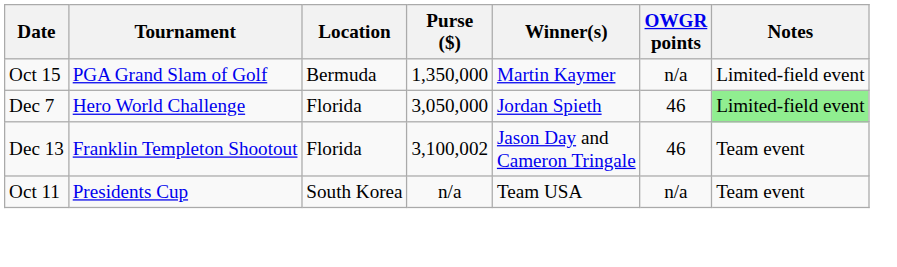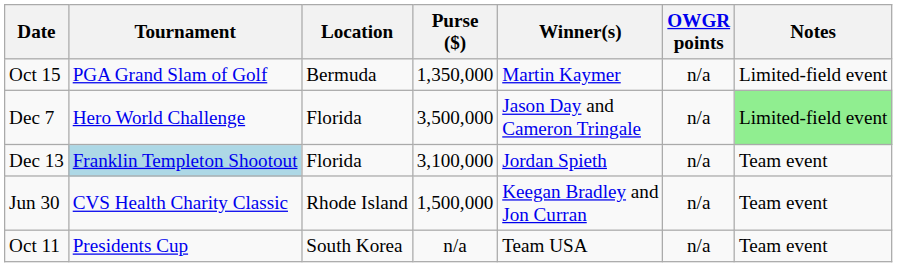(450, 106) 3,050,000 -> (455, 117) 3,500,000
(549, 106) Jordan Spieth -> (572, 117) Jason Day and Cameron Tringale
(676, 106) 46 -> (699, 117) n/a
(185, 149) no background -> (185, 160) lightblue background
(450, 149) 3,100,002 -> (455, 160) 3,100,000
(566, 149) Jason Day and Cameron Tringale -> (555, 160) Jordan Spieth
(676, 149) 46 -> (699, 160) n/a
+ row: (34, 203)
